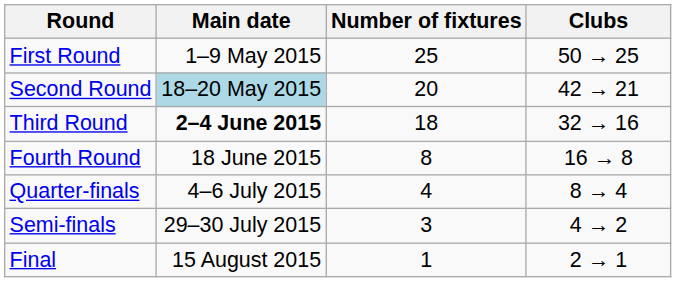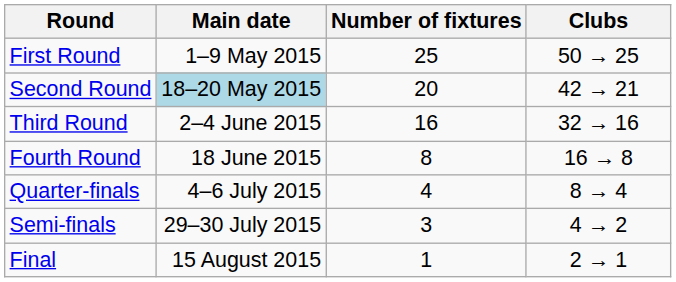(248, 123) bold -> (250, 123) normal
(426, 123) 18 -> (426, 123) 16
